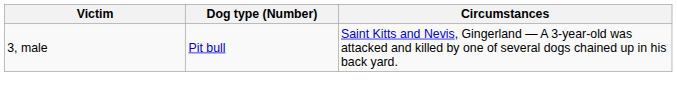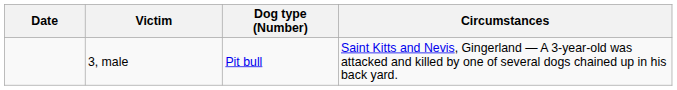+ column: (45, 21)
